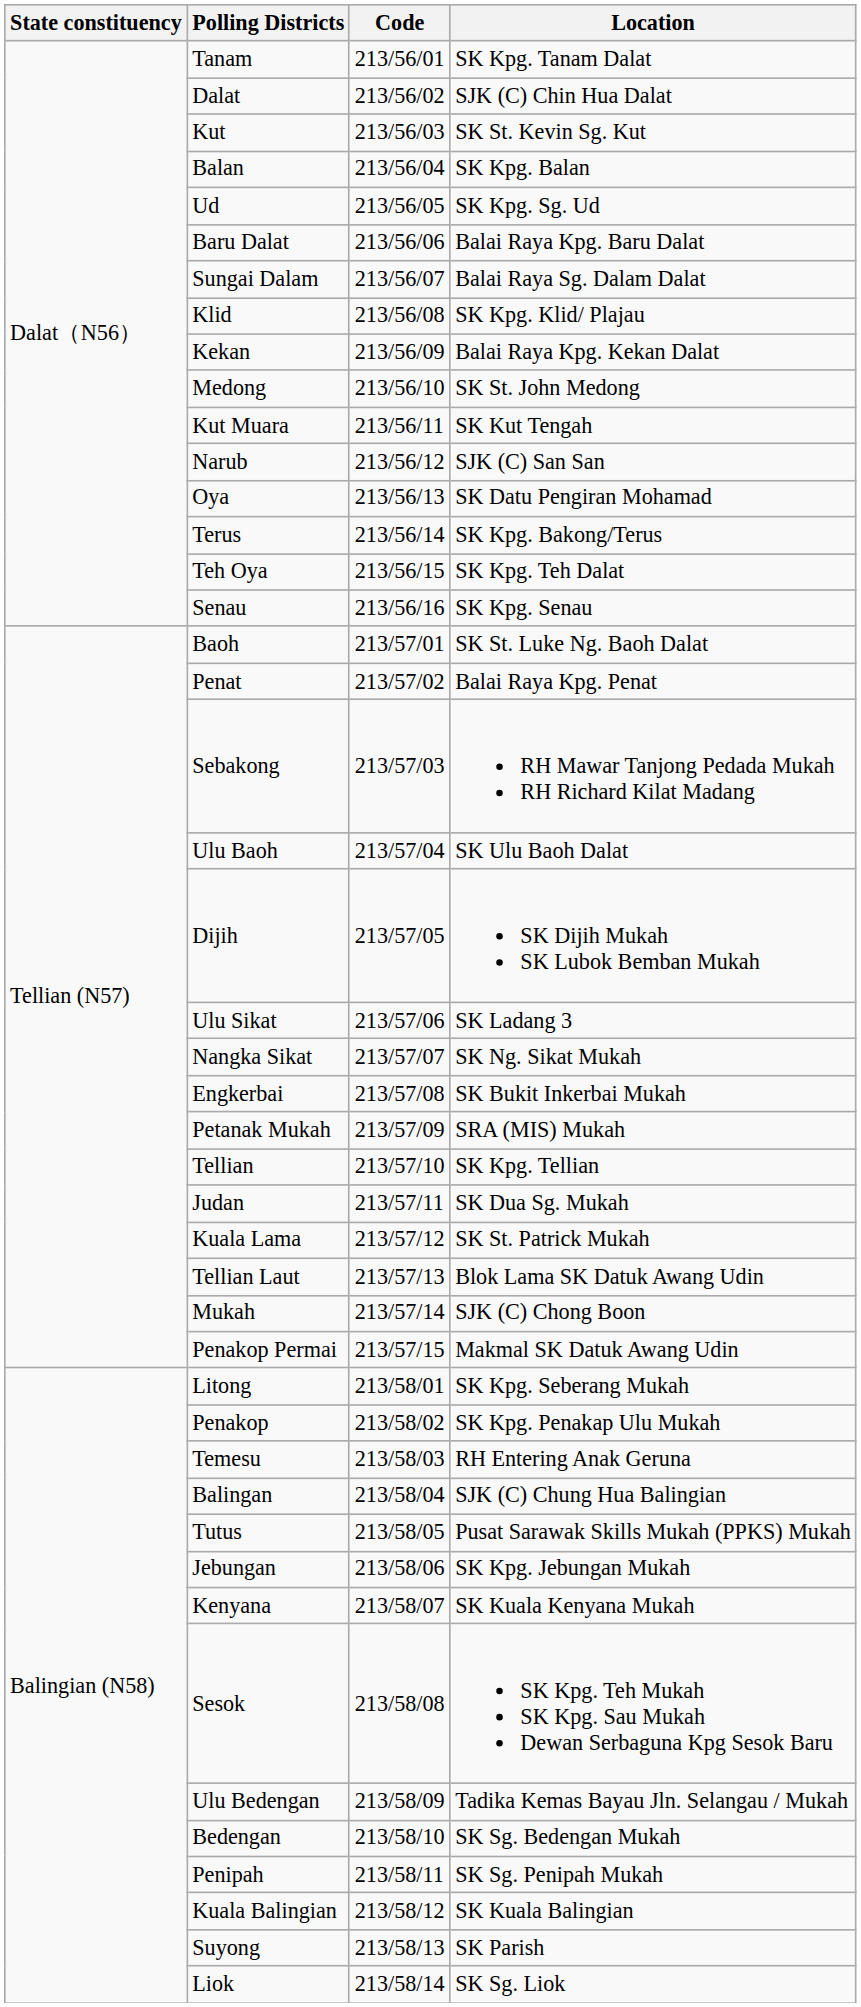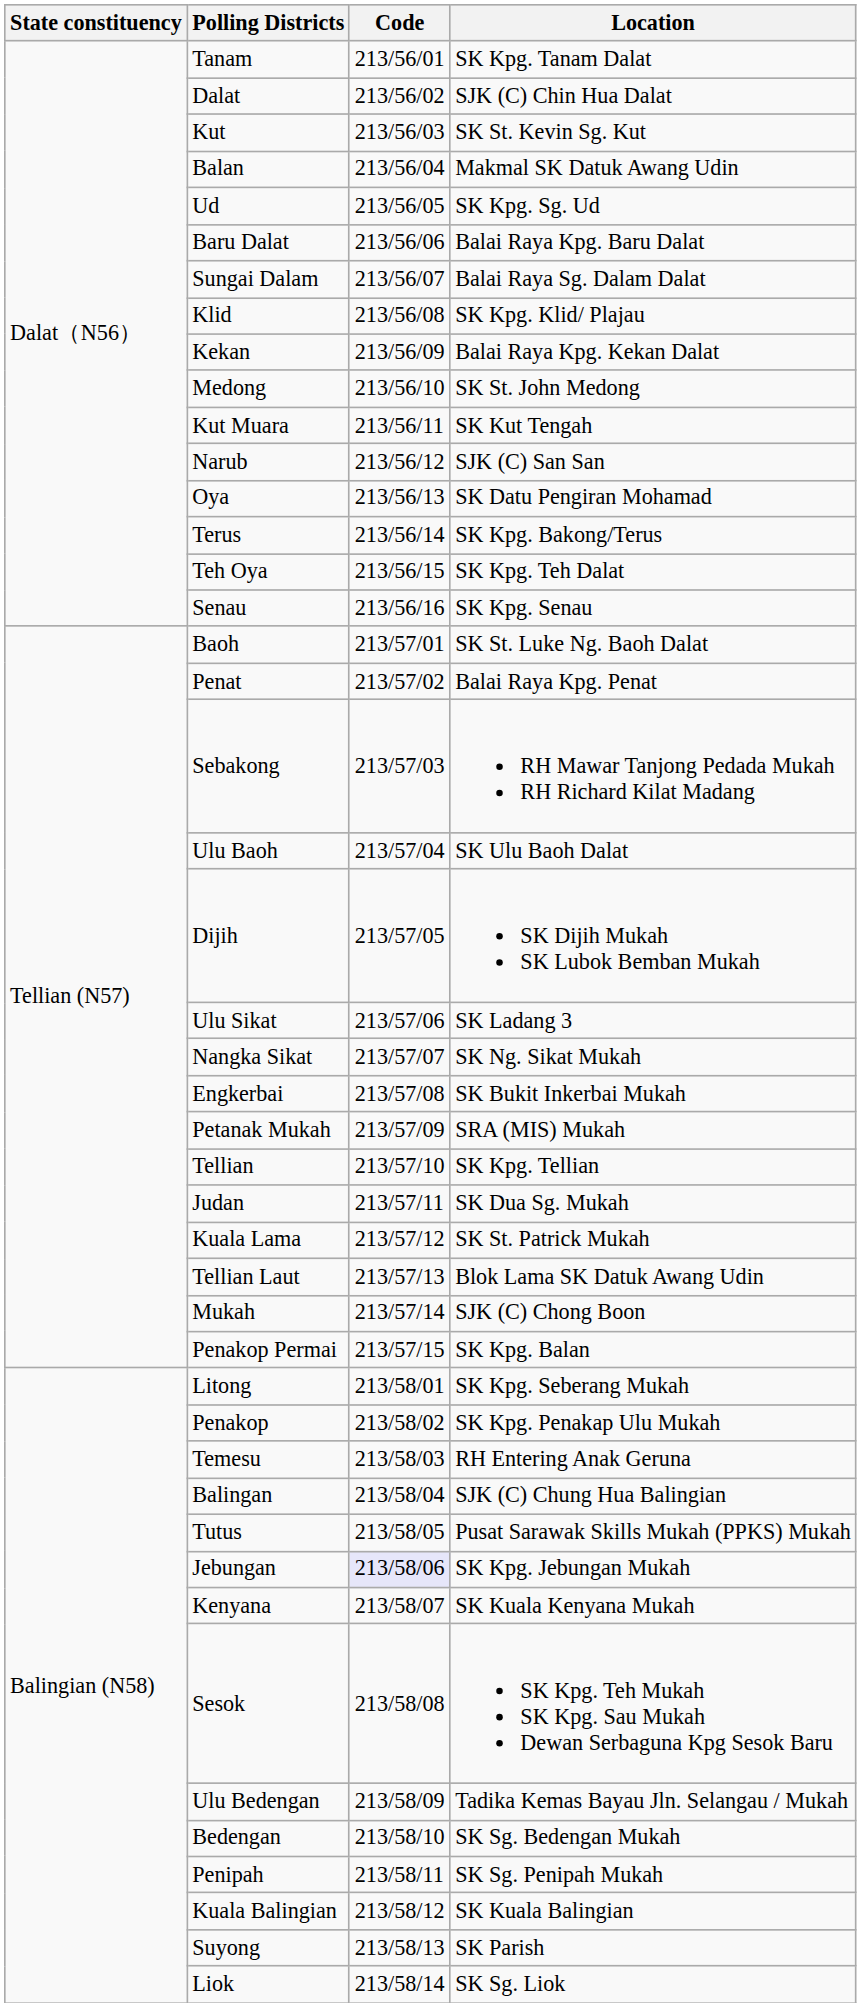(523, 168) SK Kpg. Balan -> (597, 168) Makmal SK Datuk Awang Udin
(597, 1349) Makmal SK Datuk Awang Udin -> (523, 1349) SK Kpg. Balan
(400, 1568) no background -> (400, 1568) lavender background
